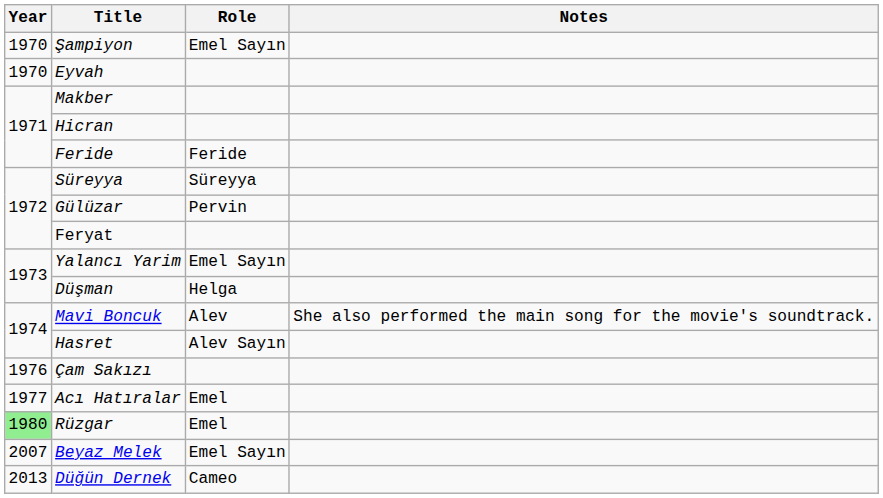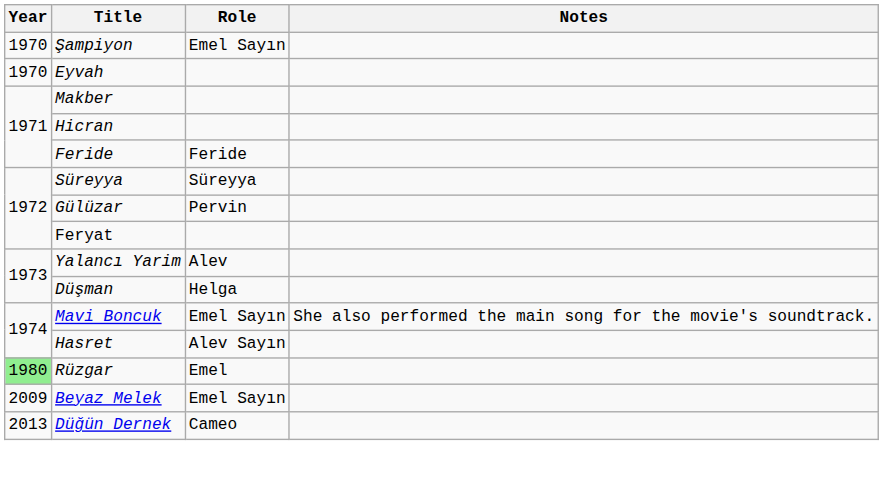(237, 262) Emel Sayın -> (208, 262) Alev
(208, 316) Alev -> (237, 316) Emel Sayın
- row: (104, 371)
- row: (118, 398)
(28, 452) 2007 -> (28, 398) 2009
